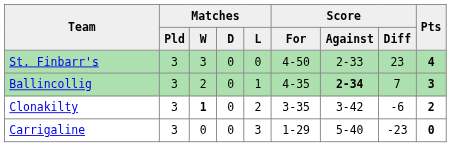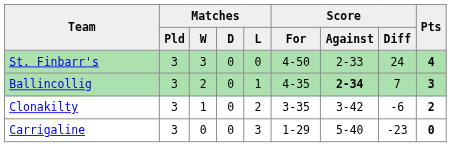(397, 62) 23 -> (397, 62) 24
(203, 107) bold -> (203, 107) normal
